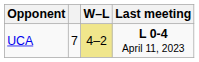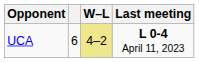(75, 40) 7 -> (75, 40) 6
